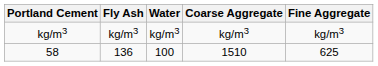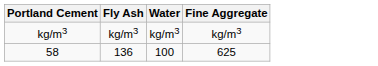- column: (234, 13)
